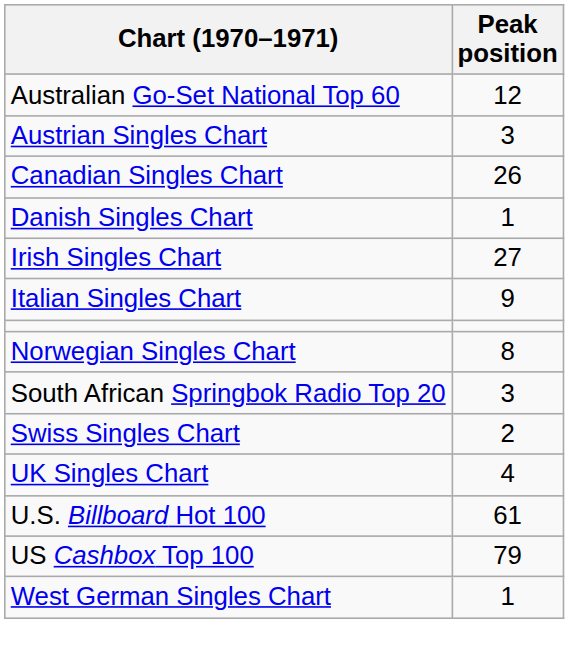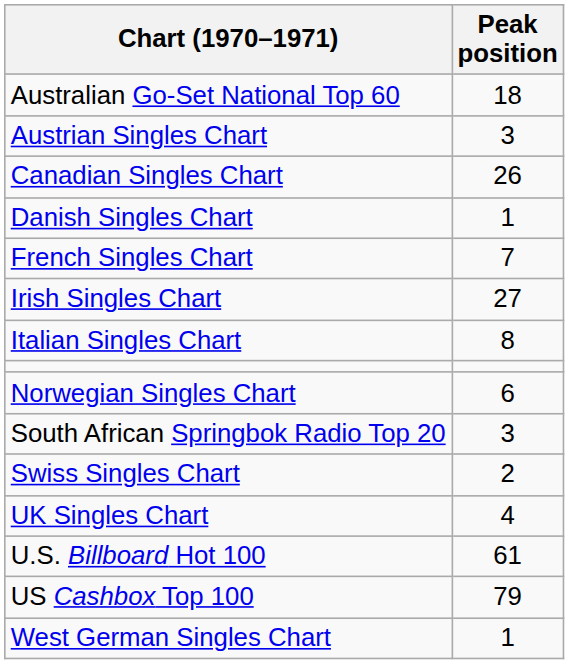(508, 94) 12 -> (508, 94) 18
+ row: (132, 258)
(508, 299) 9 -> (508, 339) 8
(508, 351) 8 -> (508, 392) 6
